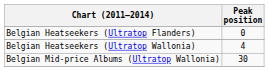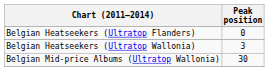(243, 46) 4 -> (243, 46) 3
